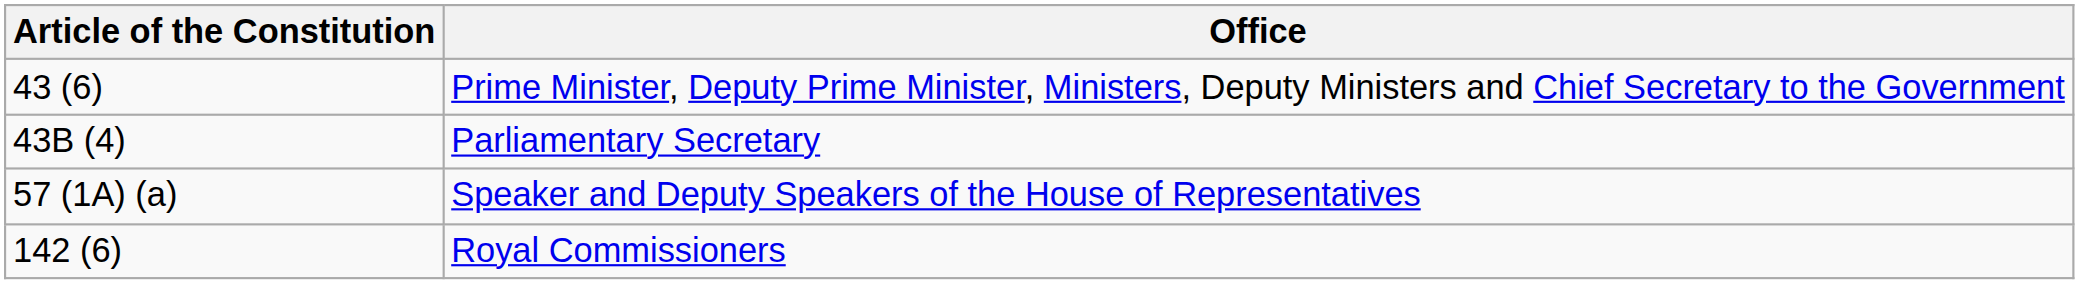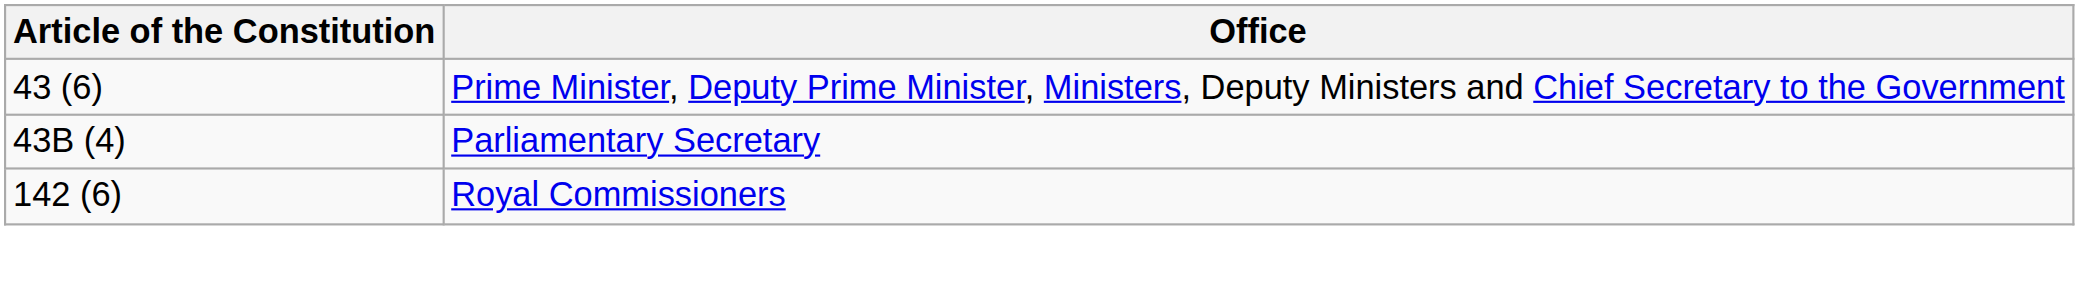- row: (936, 195)
